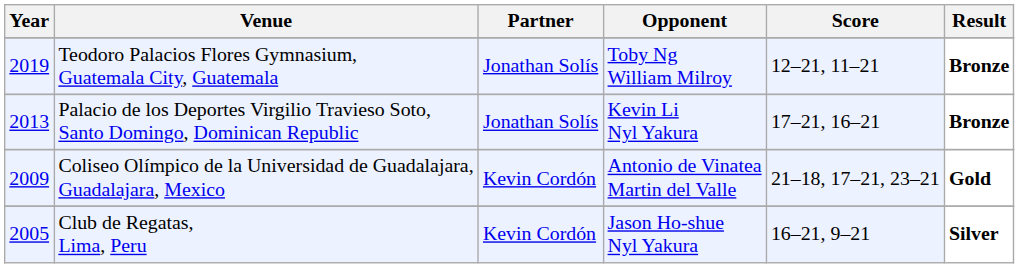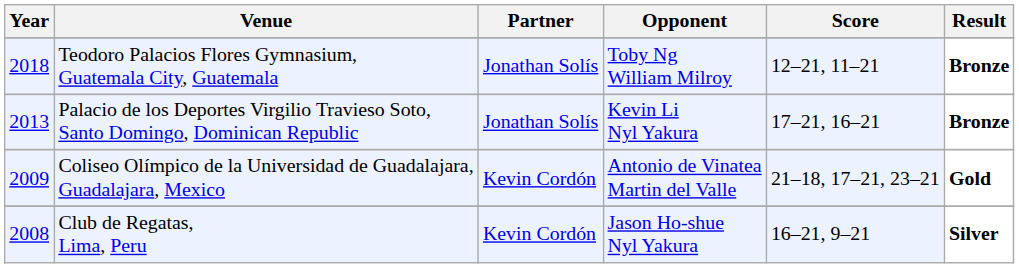(29, 65) 2019 -> (29, 65) 2018
(29, 234) 2005 -> (29, 234) 2008
